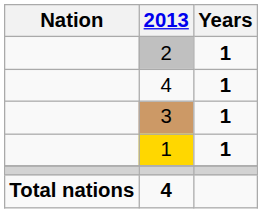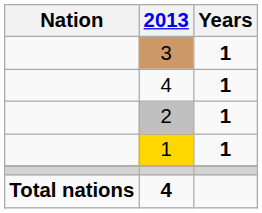rows swapped: (72, 53) <-> (72, 117)
